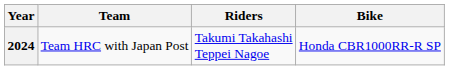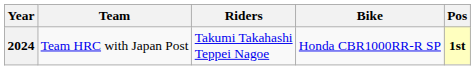+ column: (457, 15)
